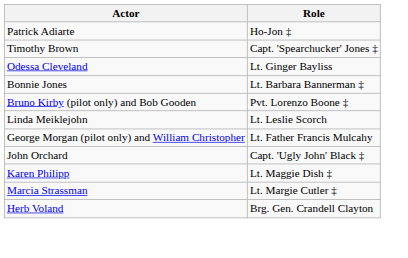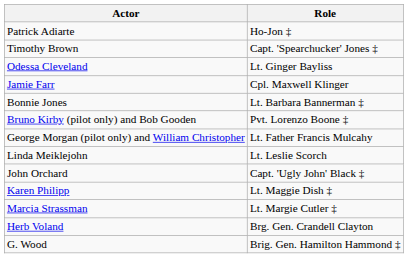+ row: (31, 84)
rows swapped: (47, 119) <-> (126, 137)
+ row: (27, 244)
